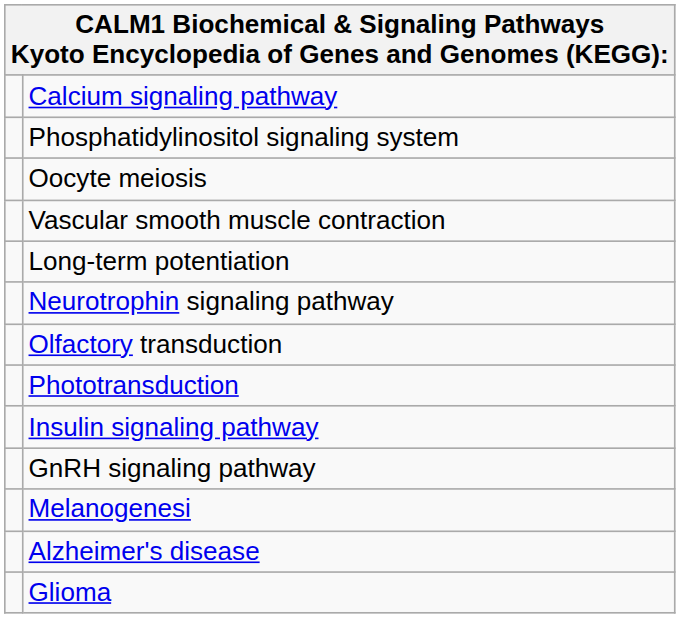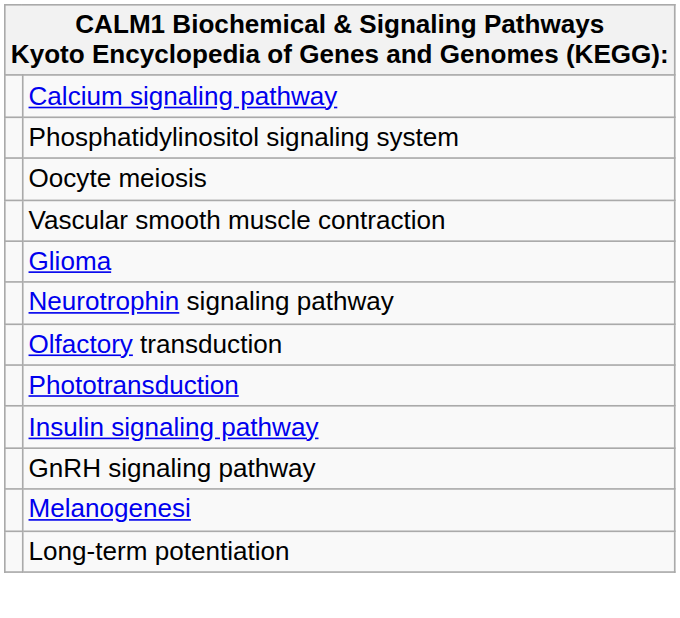rows swapped: (159, 261) <-> (70, 592)
- row: (144, 550)
